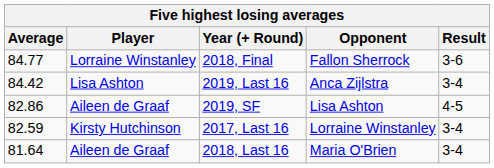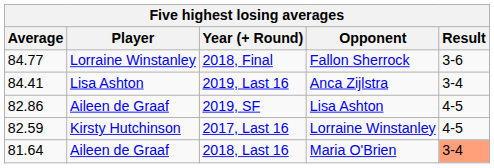(26, 83) 84.42 -> (26, 83) 84.41
(453, 128) 3-4 -> (453, 128) 4-5
(453, 151) no background -> (453, 151) lightsalmon background
